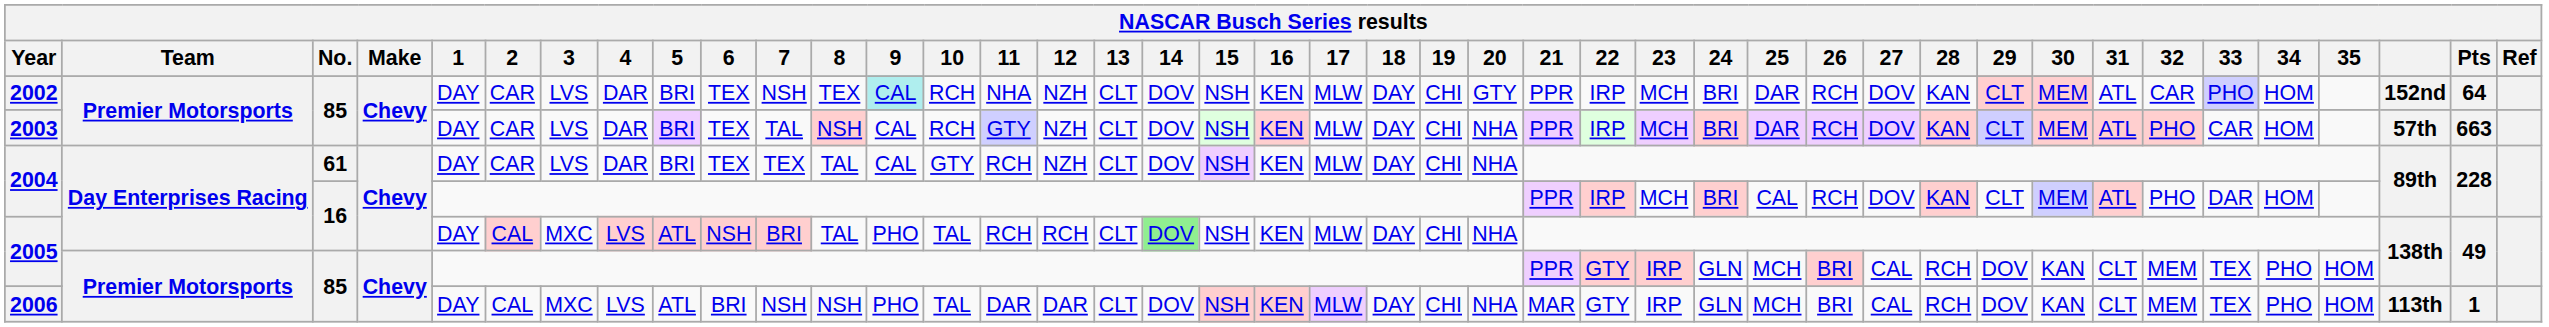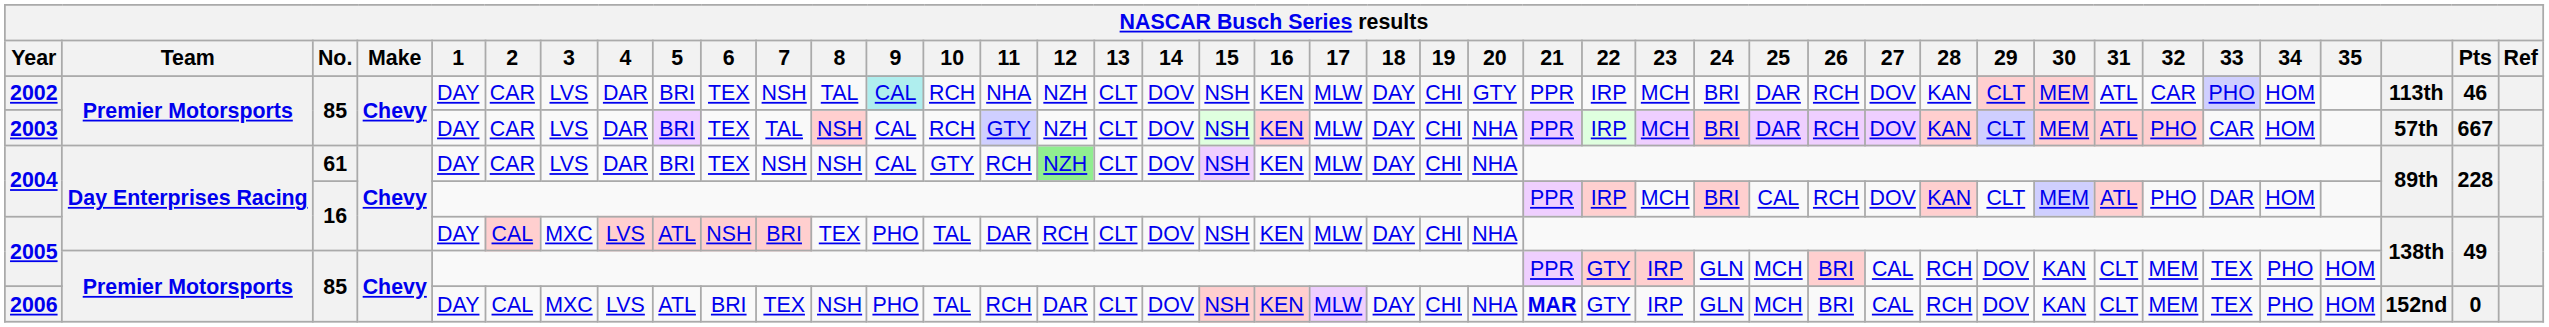(840, 93) TEX -> (840, 93) TAL
(2415, 93) 152nd -> (2416, 93) 113th
(2474, 93) 64 -> (2475, 93) 46
(2474, 128) 663 -> (2475, 128) 667
(784, 163) TEX -> (784, 163) NSH
(840, 163) TAL -> (840, 163) NSH
(1065, 163) no background -> (1065, 163) lightgreen background
(840, 234) TAL -> (840, 234) TEX
(1009, 234) RCH -> (1009, 234) DAR
(1171, 234) lightgreen background -> (1171, 234) no background
(784, 304) NSH -> (784, 304) TEX
(1009, 304) DAR -> (1009, 304) RCH
(1551, 304) normal -> (1552, 304) bold
(2415, 304) 113th -> (2416, 304) 152nd
(2474, 304) 1 -> (2475, 304) 0
